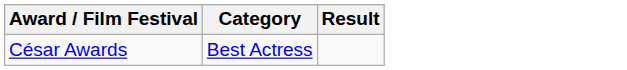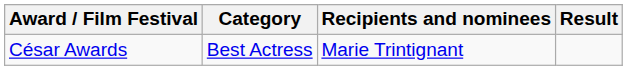+ column: (436, 19)
